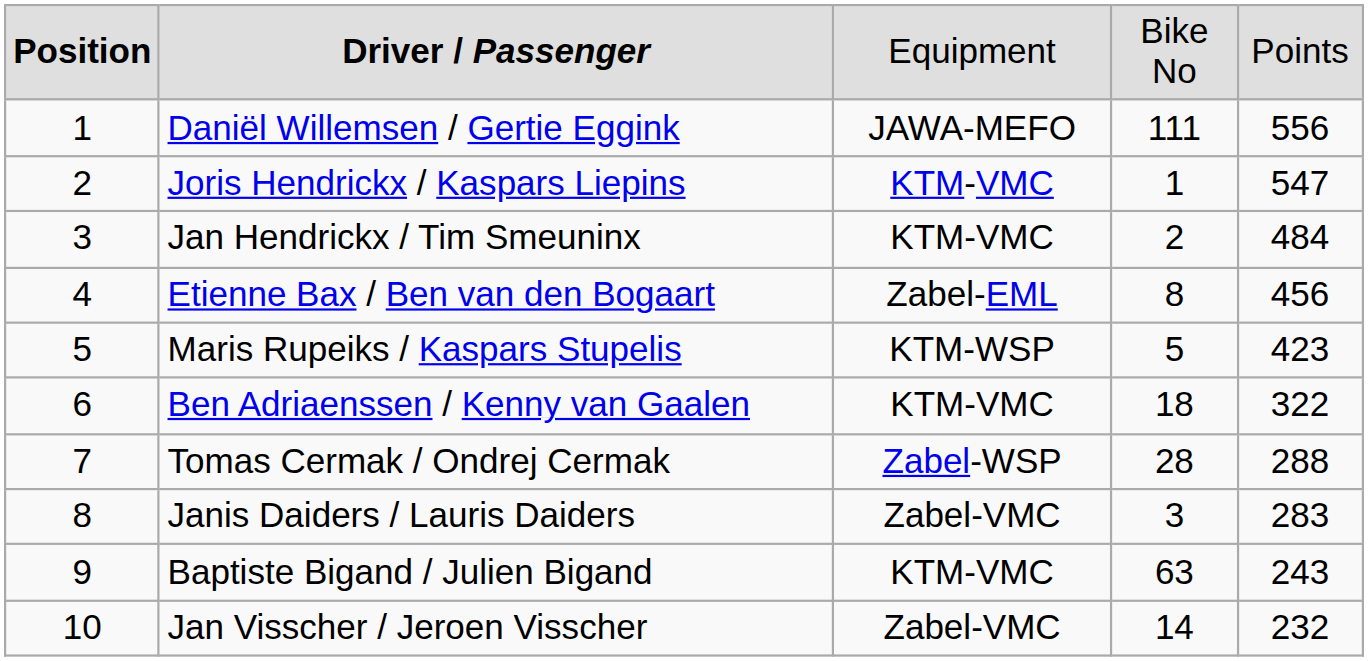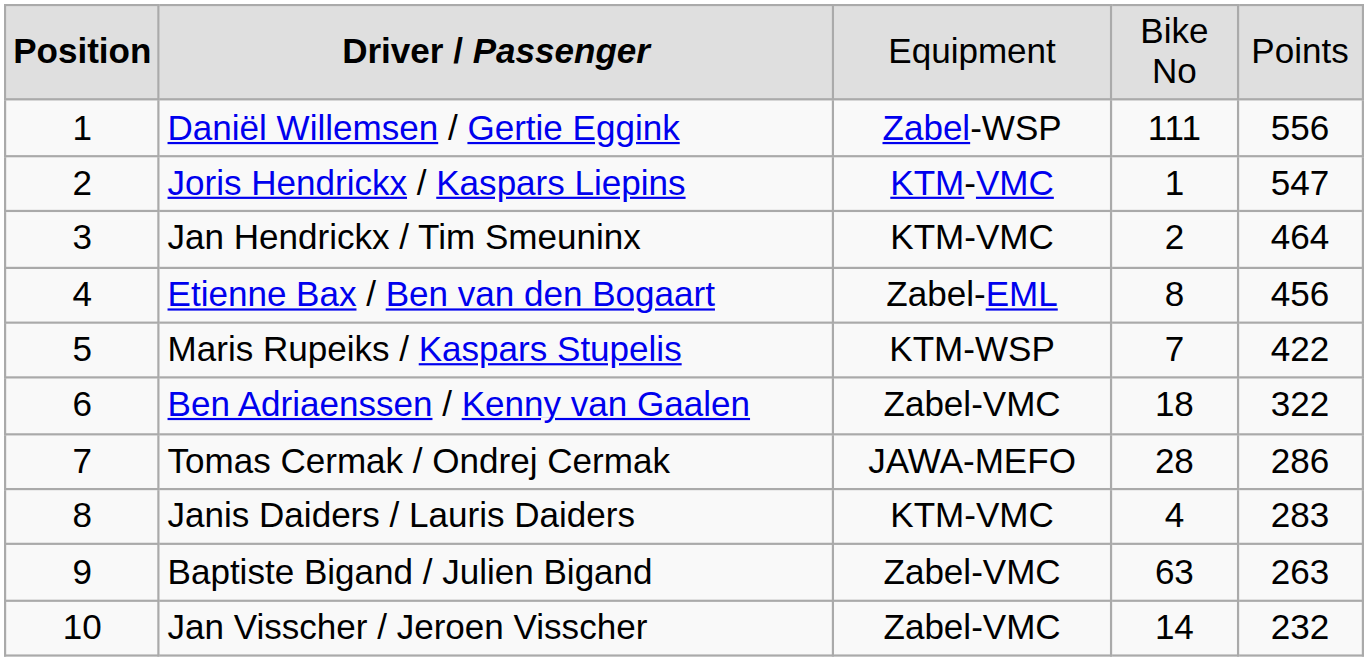(972, 127) JAWA-MEFO -> (972, 127) Zabel-WSP
(1300, 238) 484 -> (1300, 238) 464
(1174, 349) 5 -> (1174, 349) 7
(1300, 349) 423 -> (1300, 349) 422
(972, 405) KTM-VMC -> (972, 405) Zabel-VMC
(972, 460) Zabel-WSP -> (972, 460) JAWA-MEFO
(1300, 460) 288 -> (1300, 460) 286
(972, 516) Zabel-VMC -> (972, 516) KTM-VMC
(1174, 516) 3 -> (1174, 516) 4
(972, 571) KTM-VMC -> (972, 571) Zabel-VMC
(1300, 571) 243 -> (1300, 571) 263
